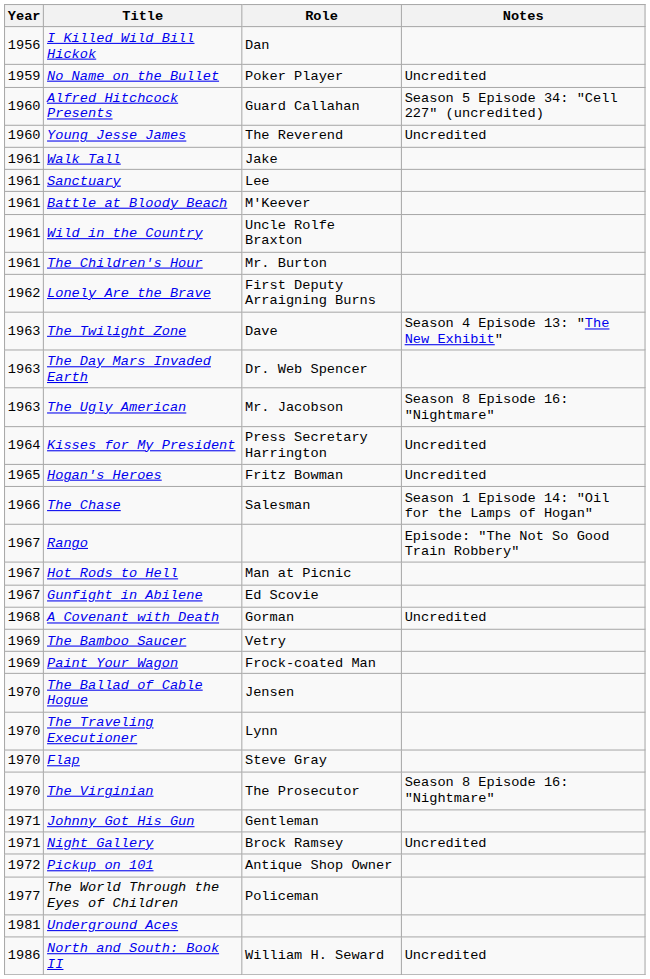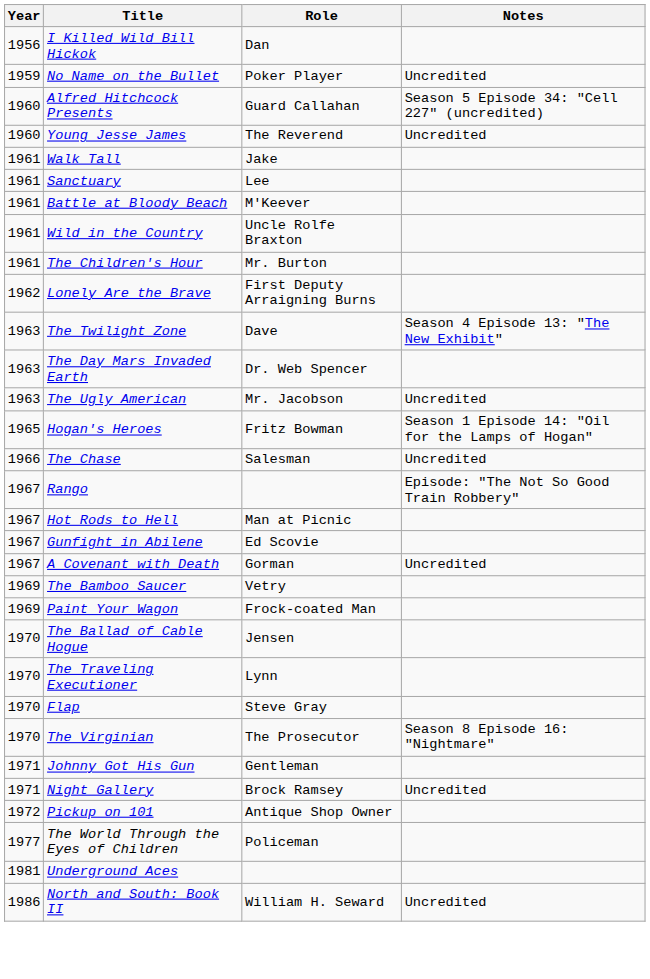(487, 407) Season 8 Episode 16: "Nightmare" -> (446, 399) Uncredited
- row: (141, 445)
(446, 475) Uncredited -> (507, 429) Season 1 Episode 14: "Oil for the Lamps of Hogan"
(507, 505) Season 1 Episode 14: "Oil for the Lamps of Hogan" -> (446, 460) Uncredited
(24, 618) 1968 -> (24, 564) 1967
